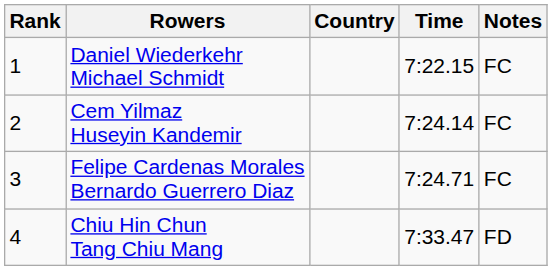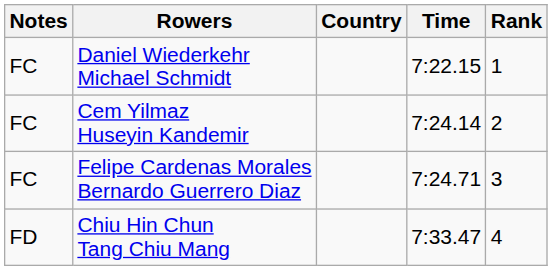columns swapped: (35, 21) <-> (513, 21)
